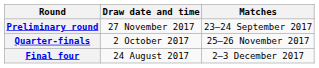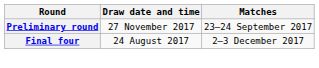- row: (52, 41)
